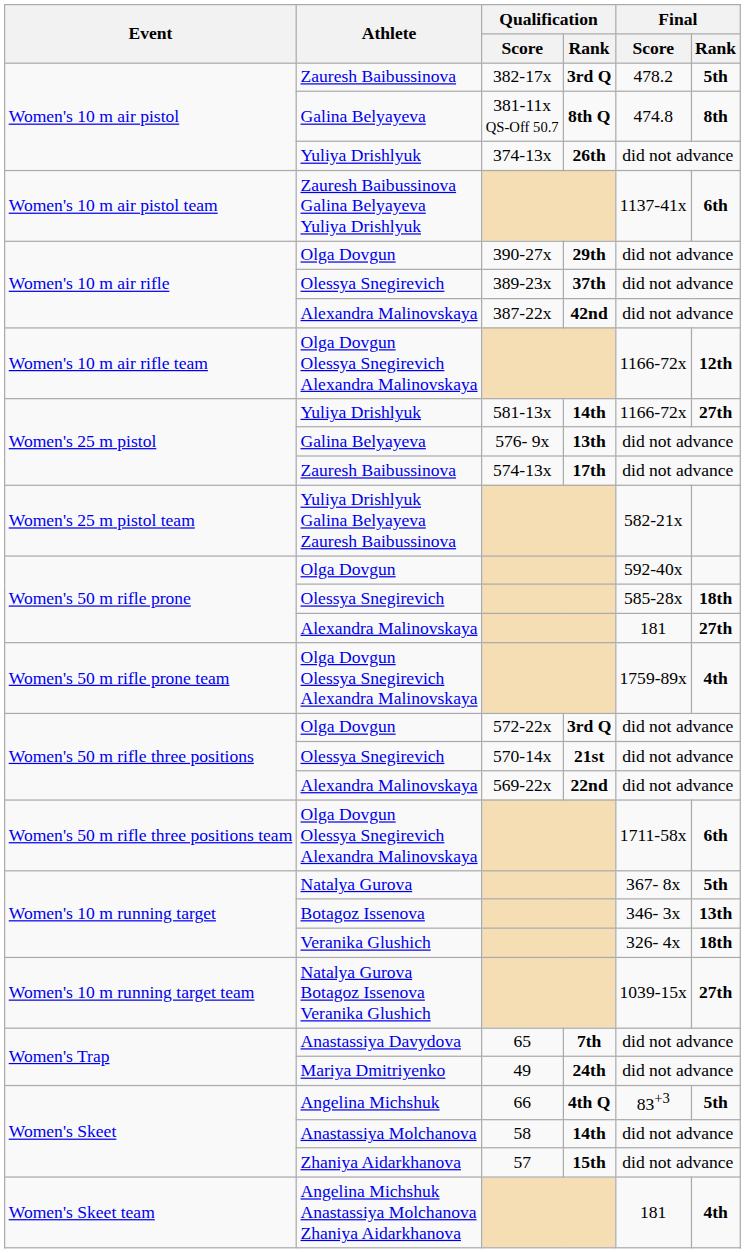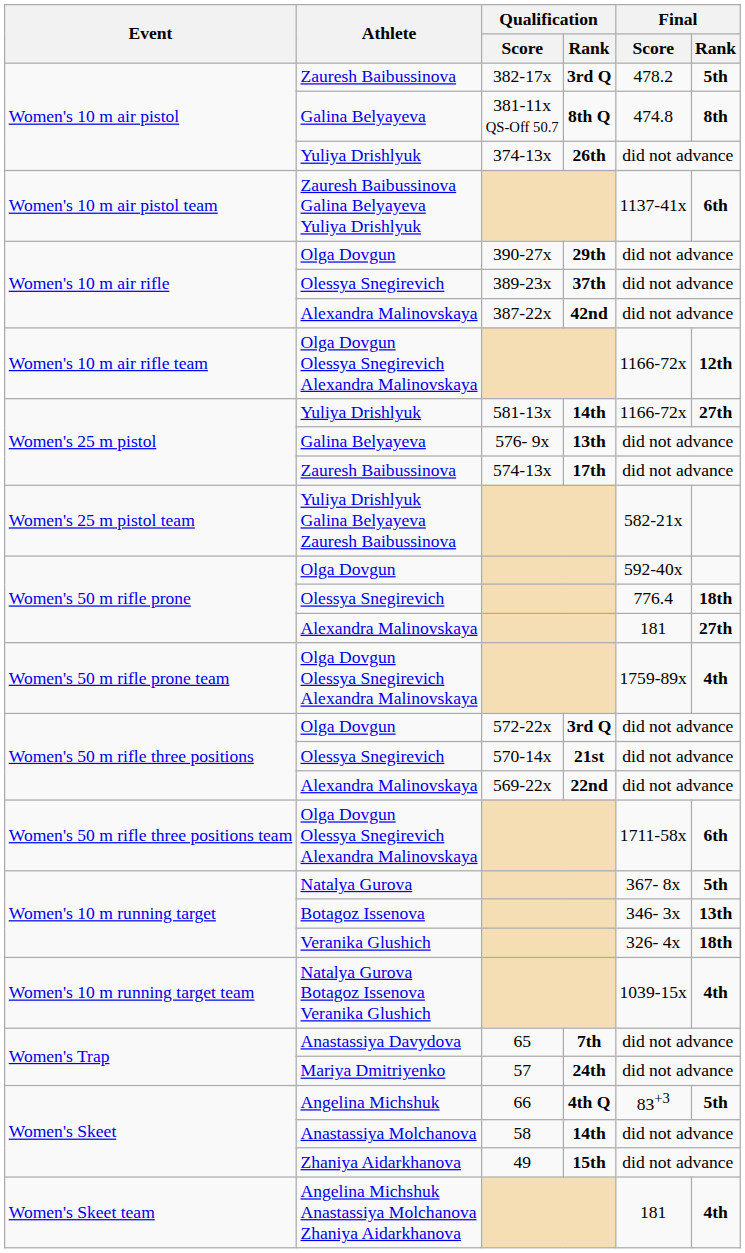(653, 599) 585-28x -> (653, 599) 776.4
(716, 992) 27th -> (716, 992) 4th
(522, 1071) 49 -> (522, 1071) 57
(522, 1162) 57 -> (522, 1162) 49
